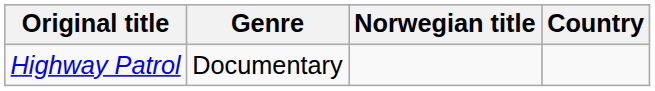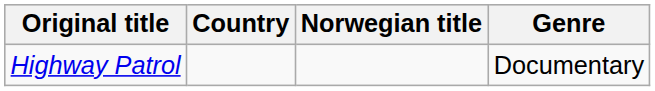columns swapped: (596, 24) <-> (267, 24)
